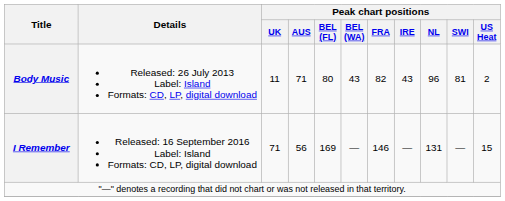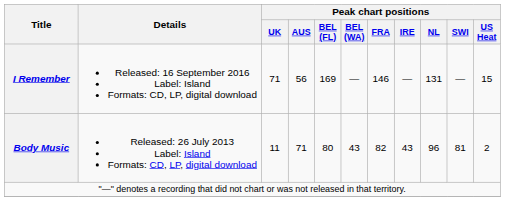rows swapped: (41, 78) <-> (41, 147)
